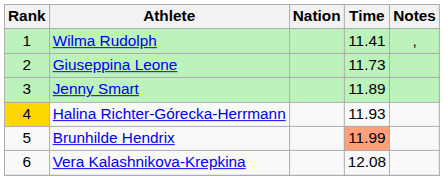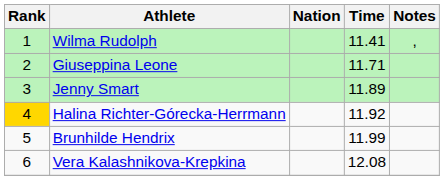(367, 65) 11.73 -> (367, 65) 11.71
(367, 114) 11.93 -> (367, 114) 11.92
(367, 138) lightsalmon background -> (367, 138) no background
